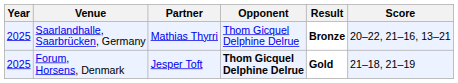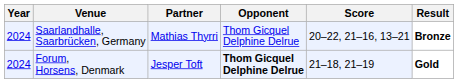columns swapped: (400, 13) <-> (327, 13)
(19, 36) 2025 -> (19, 36) 2024
(19, 65) 2025 -> (19, 65) 2024
